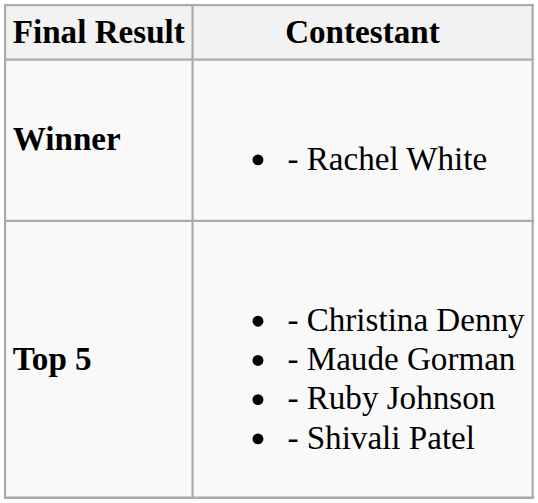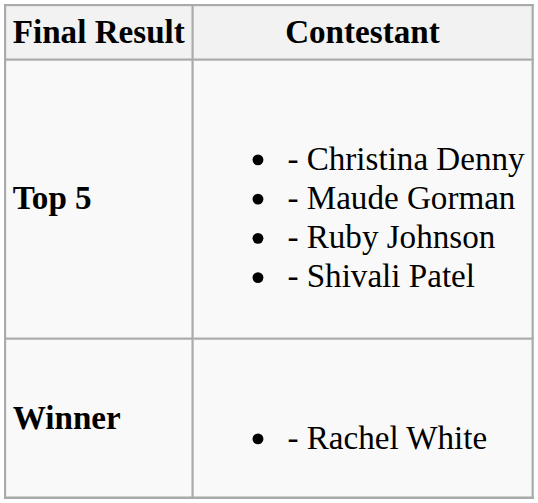rows swapped: (67, 139) <-> (52, 358)
